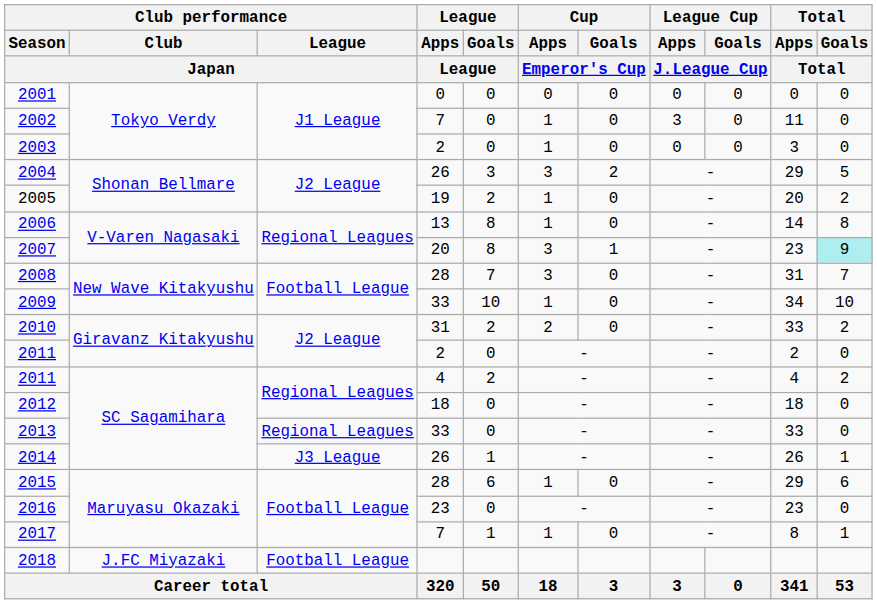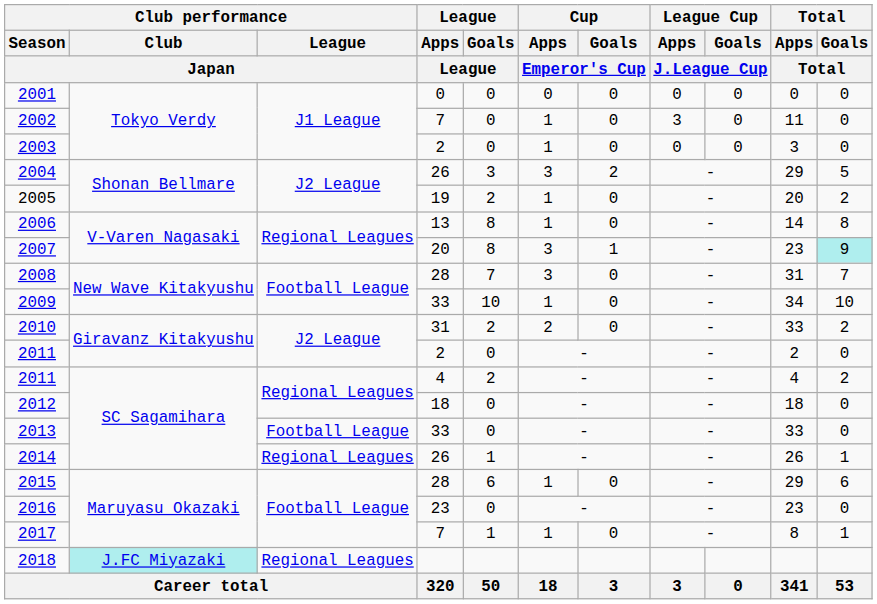(338, 431) Regional Leagues -> (338, 431) Football League
(338, 457) J3 League -> (338, 457) Regional Leagues
(163, 560) no background -> (163, 560) paleturquoise background
(338, 560) Football League -> (338, 560) Regional Leagues
